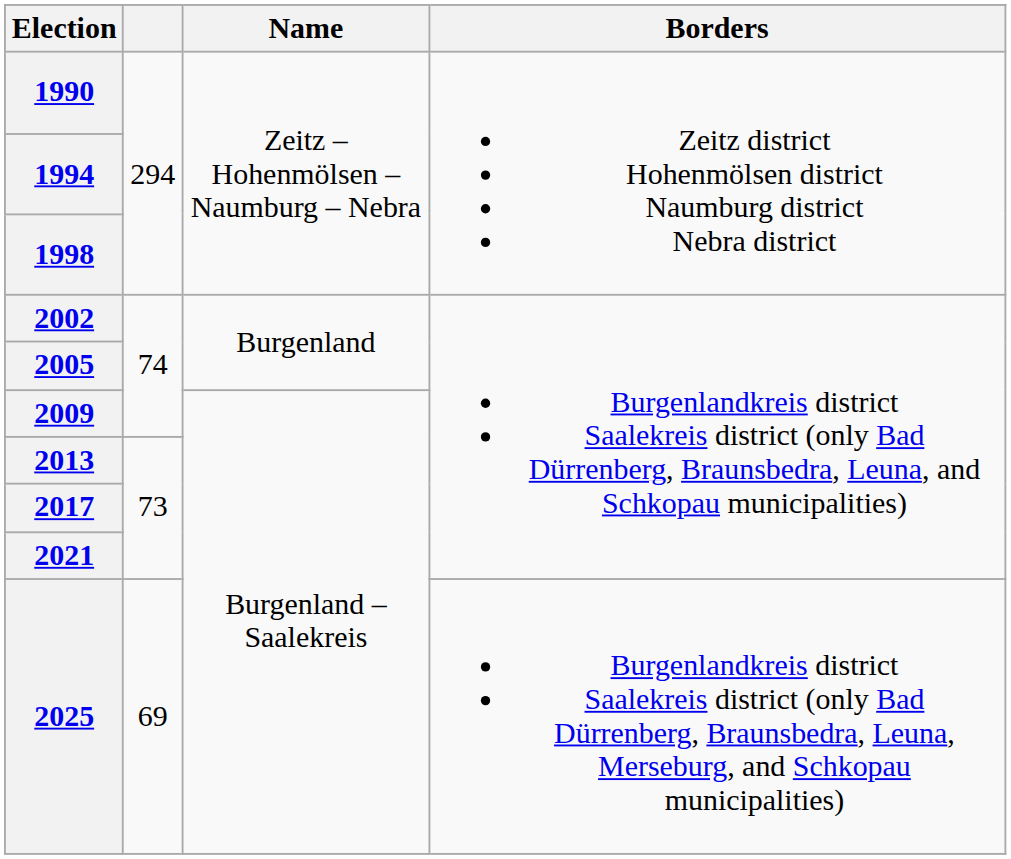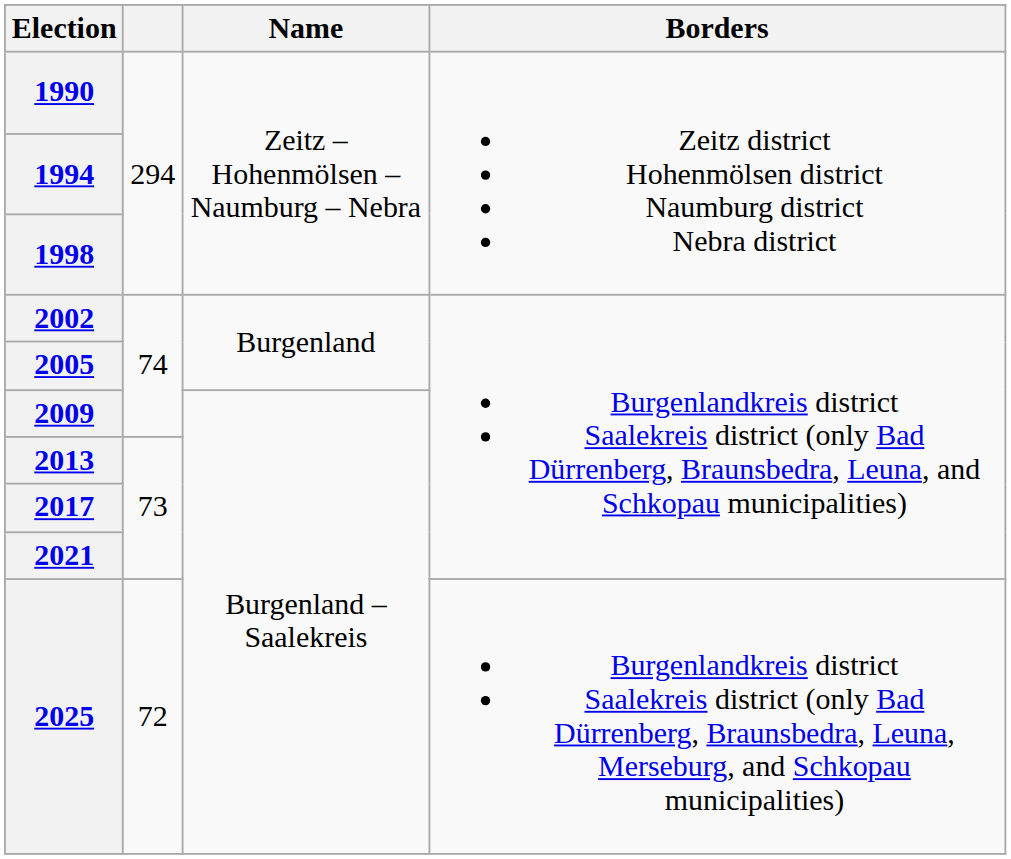(153, 716) 69 -> (153, 716) 72
